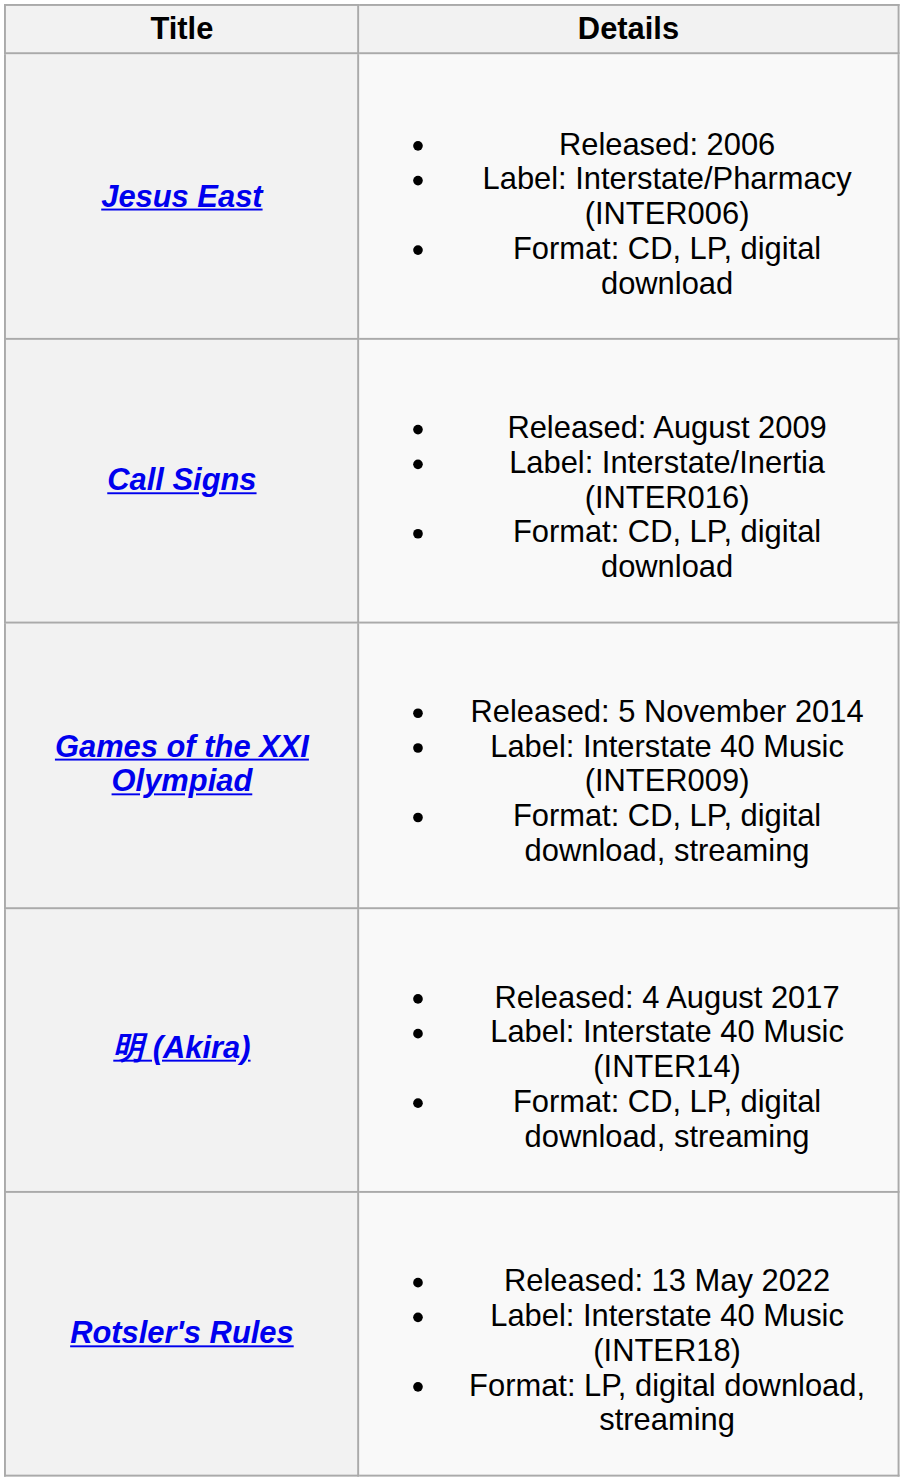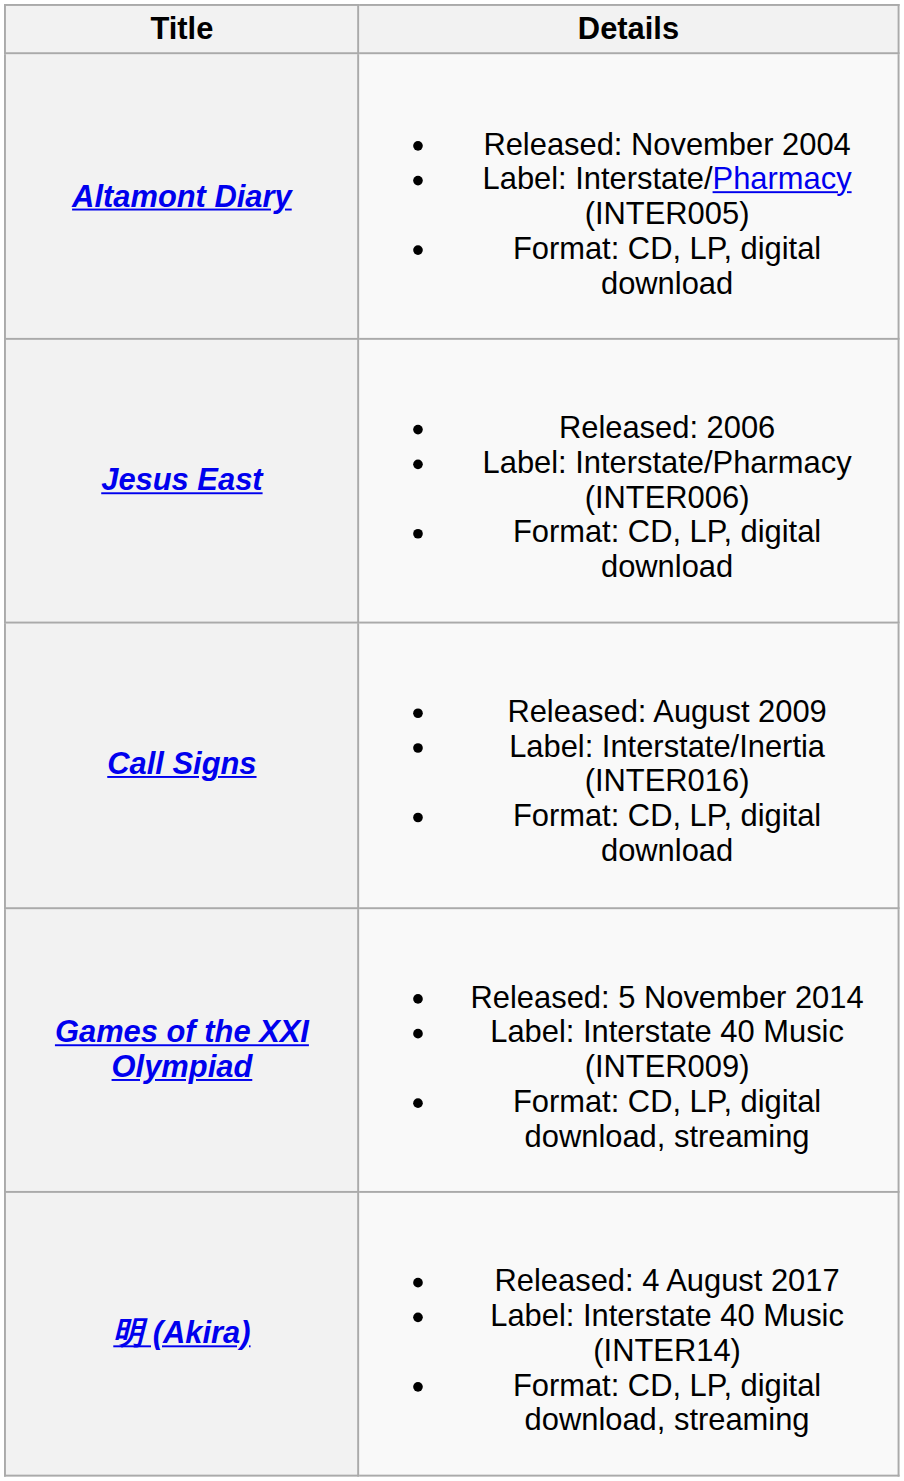+ row: (182, 195)
- row: (182, 1333)
